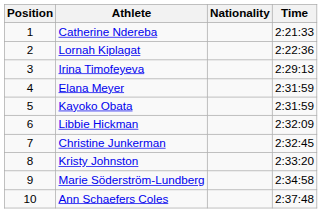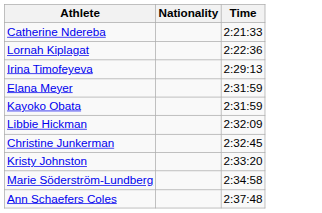- column: (30, 13)
